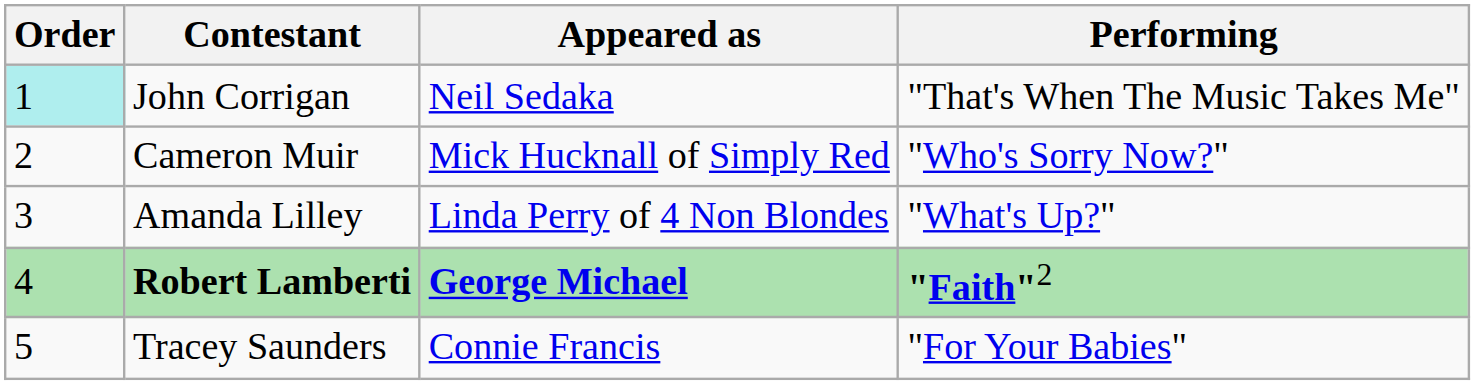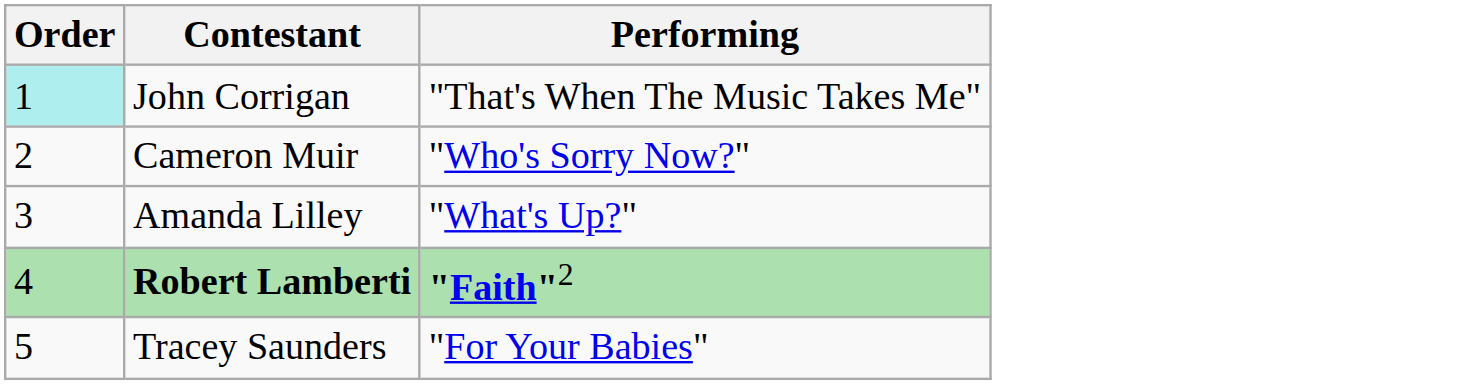- column: (659, 34)
